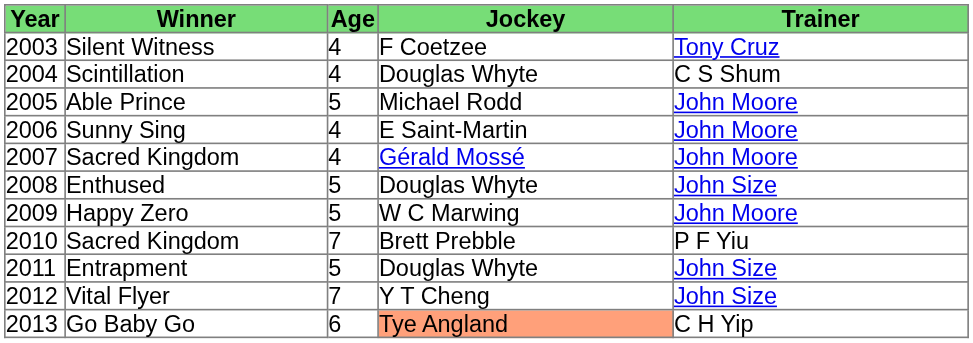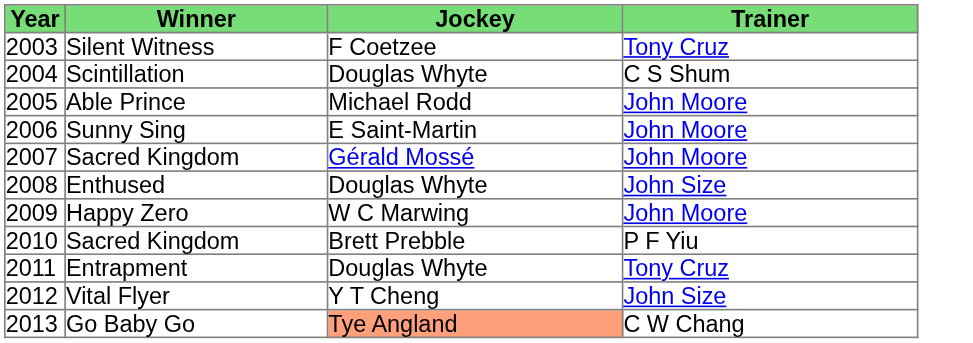- column: (353, 19)
(725, 268) John Size -> (676, 268) Tony Cruz
(714, 323) C H Yip -> (684, 323) C W Chang
